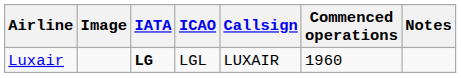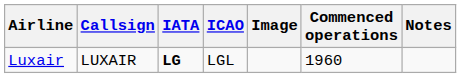columns swapped: (104, 26) <-> (261, 26)
